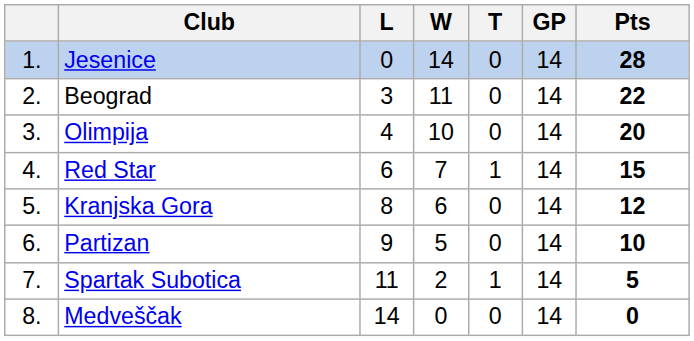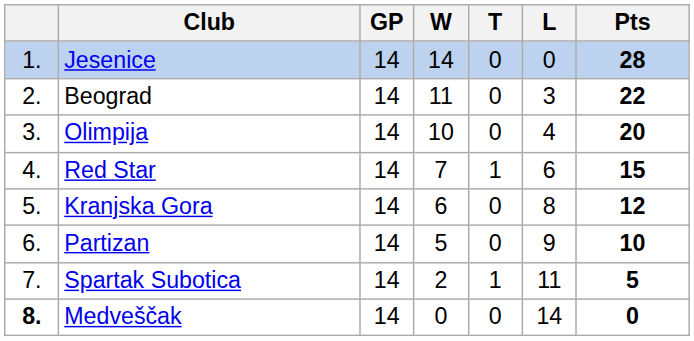columns swapped: (549, 22) <-> (387, 22)
(32, 317) normal -> (32, 317) bold
